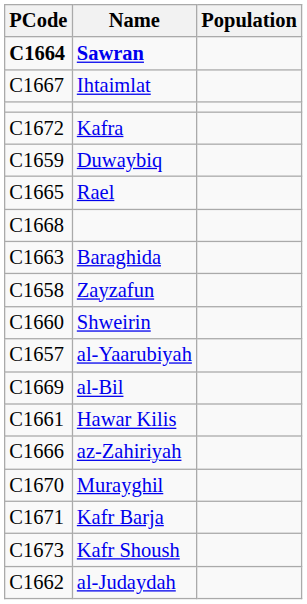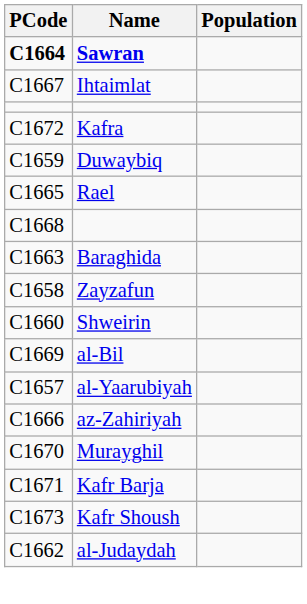rows swapped: (37, 387) <-> (37, 354)
- row: (37, 419)
